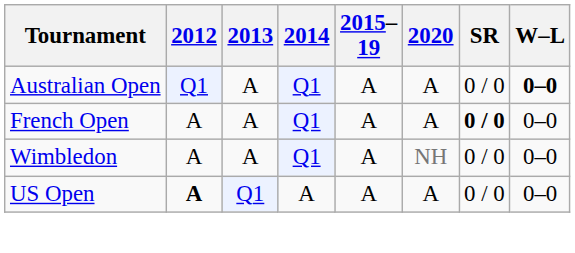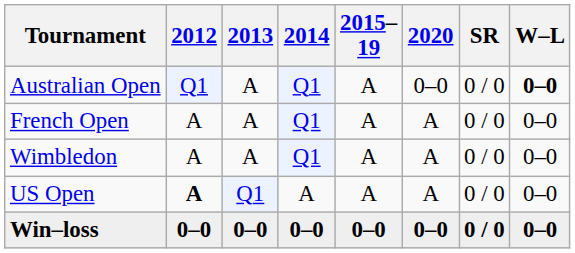(431, 84) A -> (431, 84) 0–0
(484, 120) bold -> (484, 120) normal
(431, 157) NH -> (431, 157) A
+ row: (54, 229)
